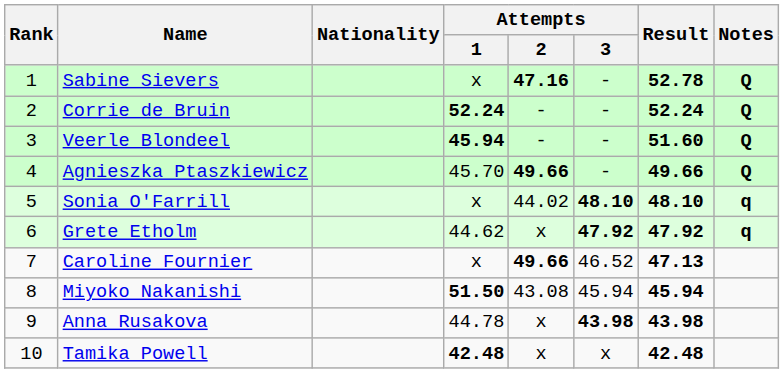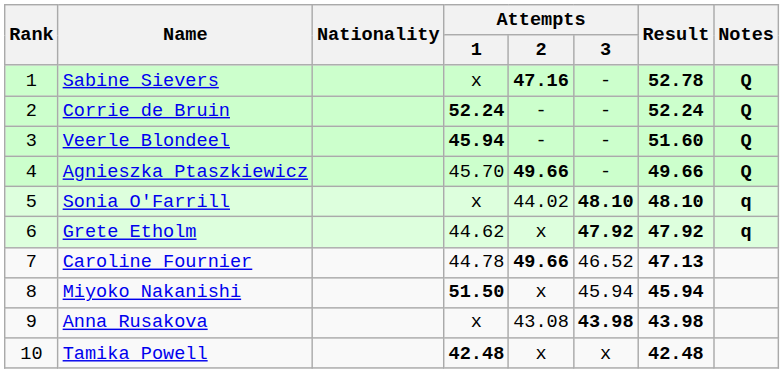(476, 262) x -> (476, 262) 44.78
(541, 293) 43.08 -> (541, 293) x
(476, 323) 44.78 -> (476, 323) x
(541, 323) x -> (541, 323) 43.08
